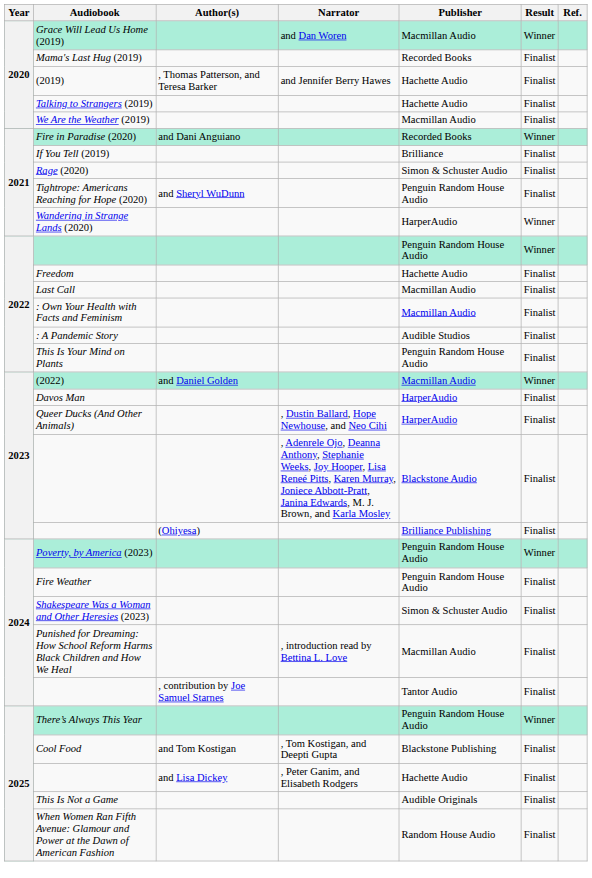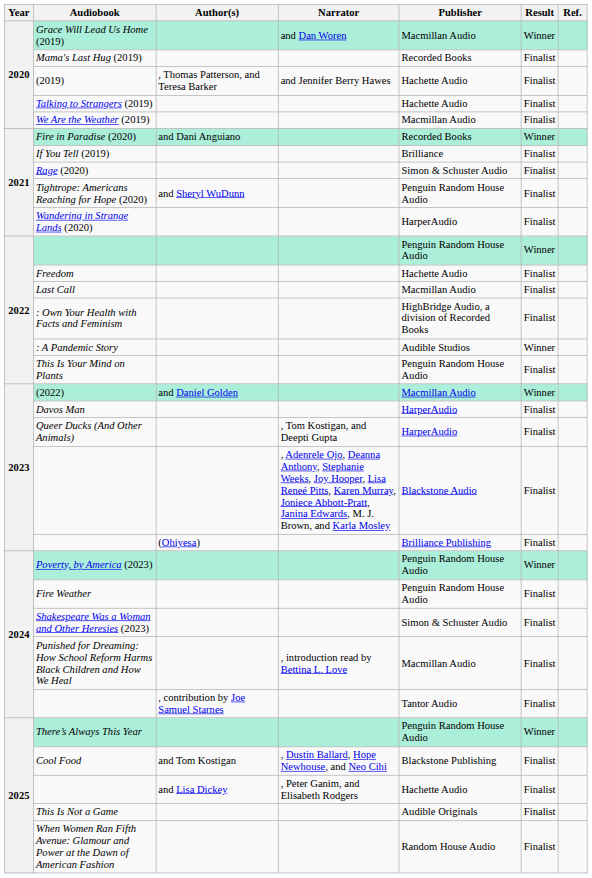(539, 221) Winner -> (540, 221) Finalist
(439, 312) Macmillan Audio -> (446, 318) HighBridge Audio, a division of Recorded Books
(540, 335) Finalist -> (539, 347) Winner
(334, 420) , Dustin Ballard, Hope Newhouse, and Neo Cihi -> (323, 432) , Tom Kostigan, and Deepti Gupta
(323, 749) , Tom Kostigan, and Deepti Gupta -> (334, 760) , Dustin Ballard, Hope Newhouse, and Neo Cihi
